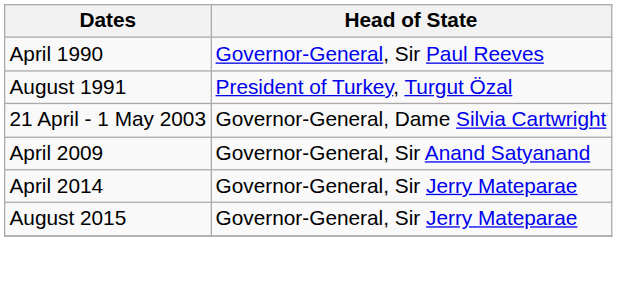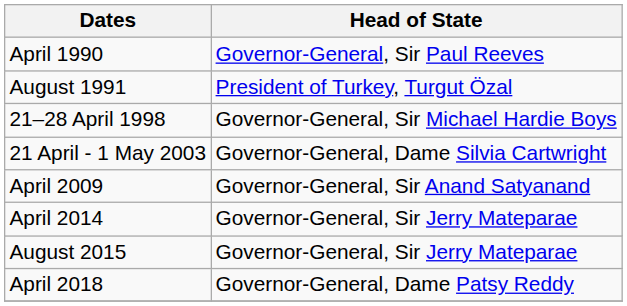+ row: (88, 119)
+ row: (56, 284)
